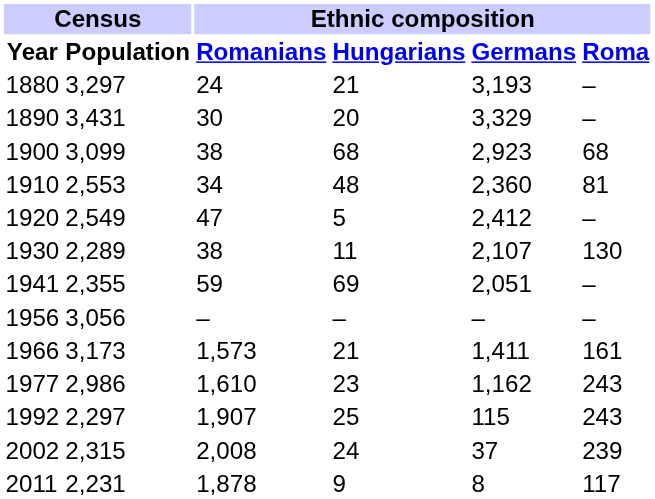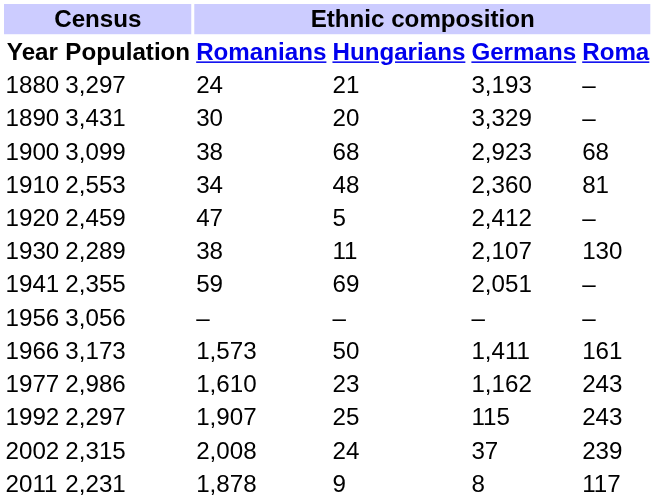(96, 218) 2,549 -> (96, 218) 2,459
(346, 351) 21 -> (346, 351) 50
